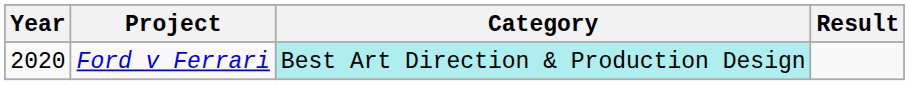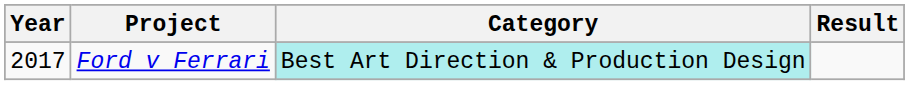(38, 61) 2020 -> (38, 61) 2017
